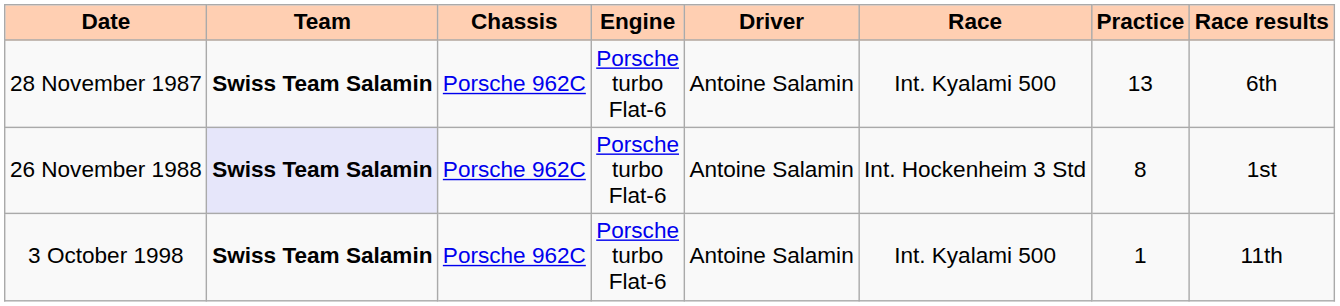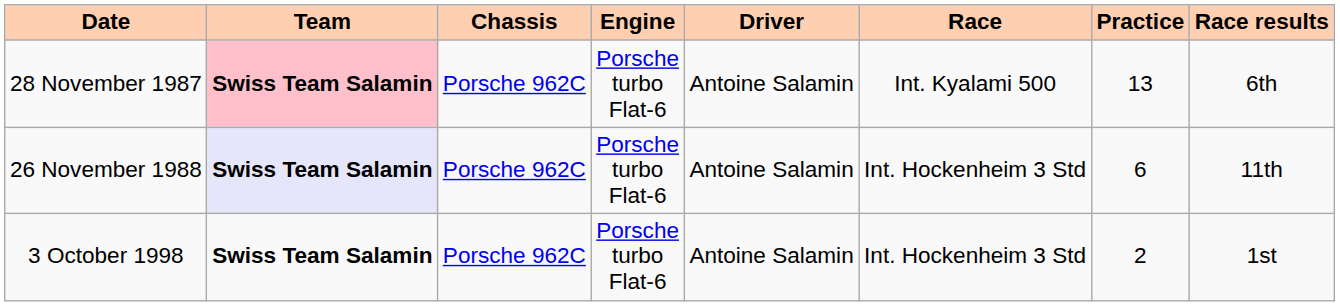(322, 83) no background -> (322, 83) pink background
(1140, 170) 8 -> (1140, 170) 6
(1262, 170) 1st -> (1262, 170) 11th
(975, 256) Int. Kyalami 500 -> (975, 256) Int. Hockenheim 3 Std
(1140, 256) 1 -> (1140, 256) 2
(1262, 256) 11th -> (1262, 256) 1st
